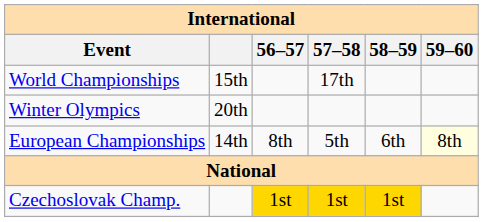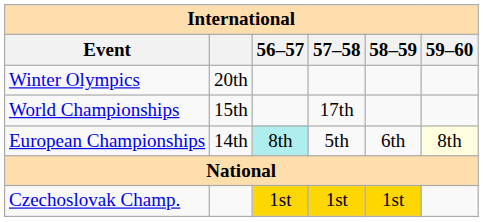rows swapped: (74, 110) <-> (94, 79)
(280, 140) no background -> (280, 140) paleturquoise background
